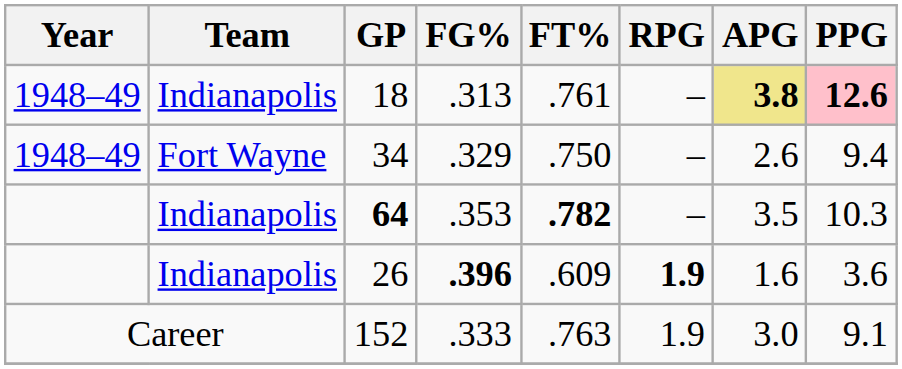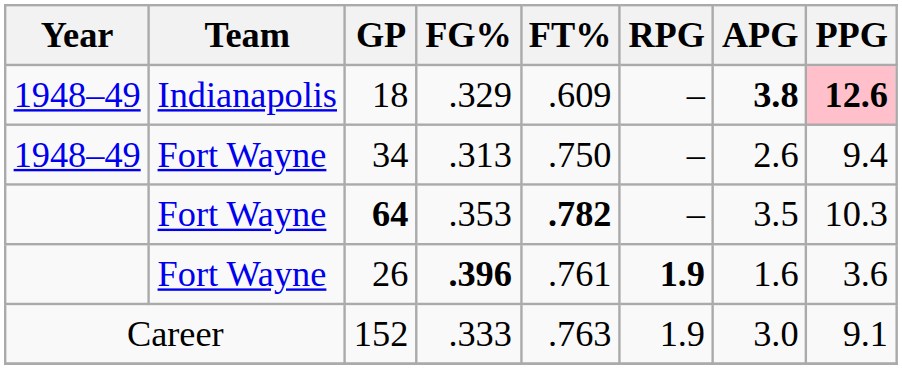(480, 94) .313 -> (480, 94) .329
(580, 94) .761 -> (580, 94) .609
(776, 94) khaki background -> (776, 94) no background
(480, 154) .329 -> (480, 154) .313
(247, 214) Indianapolis -> (242, 214) Fort Wayne
(247, 274) Indianapolis -> (242, 274) Fort Wayne
(580, 274) .609 -> (580, 274) .761
